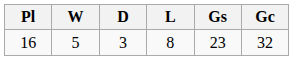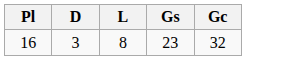- column: (76, 17)
